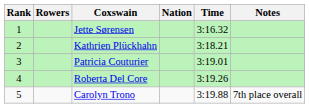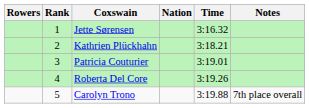columns swapped: (19, 12) <-> (53, 12)
